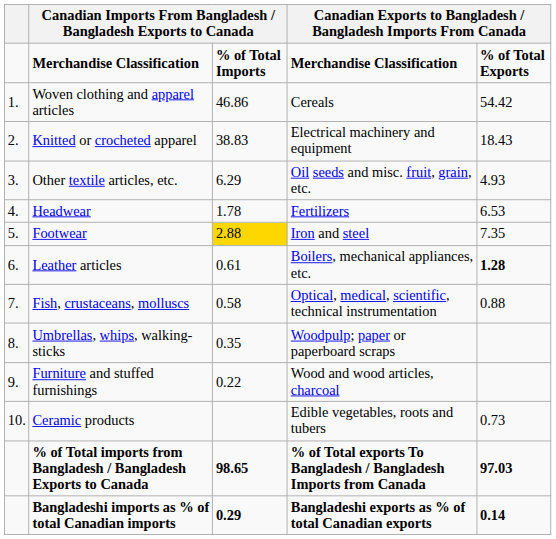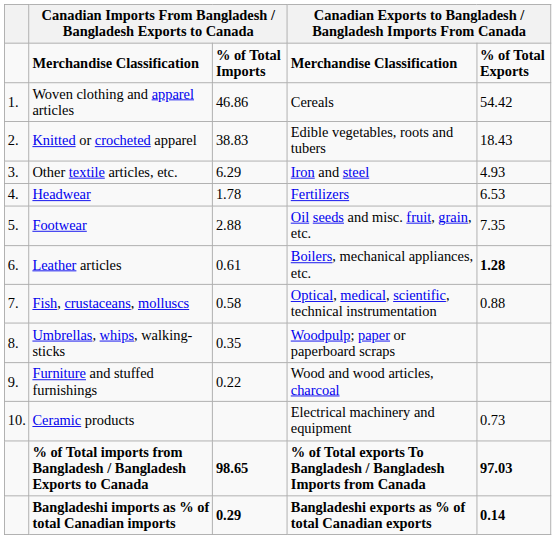(363, 141) Electrical machinery and equipment -> (372, 141) Edible vegetables, roots and tubers
(381, 180) Oil seeds and misc. fruit, grain, etc. -> (330, 172) Iron and steel
(229, 233) gold background -> (229, 225) no background
(330, 233) Iron and steel -> (381, 225) Oil seeds and misc. fruit, grain, etc.
(372, 421) Edible vegetables, roots and tubers -> (363, 421) Electrical machinery and equipment
